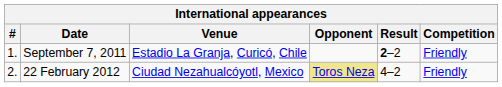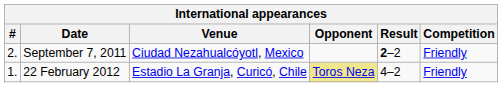(12, 53) 1. -> (12, 53) 2.
(220, 53) Estadio La Granja, Curicó, Chile -> (218, 53) Ciudad Nezahualcóyotl, Mexico
(12, 72) 2. -> (12, 72) 1.
(218, 72) Ciudad Nezahualcóyotl, Mexico -> (220, 72) Estadio La Granja, Curicó, Chile
